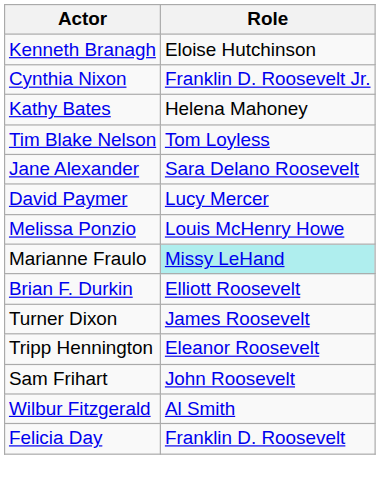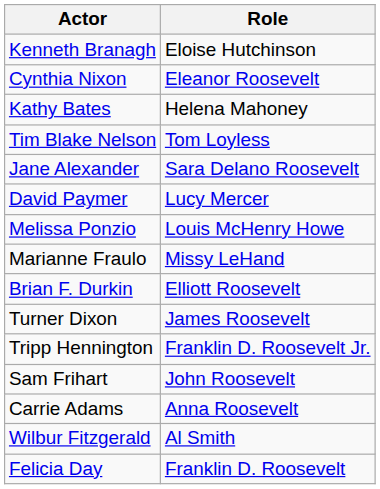(268, 79) Franklin D. Roosevelt Jr. -> (242, 79) Eleanor Roosevelt
(225, 259) paleturquoise background -> (225, 259) no background
(242, 348) Eleanor Roosevelt -> (268, 348) Franklin D. Roosevelt Jr.
+ row: (66, 408)
